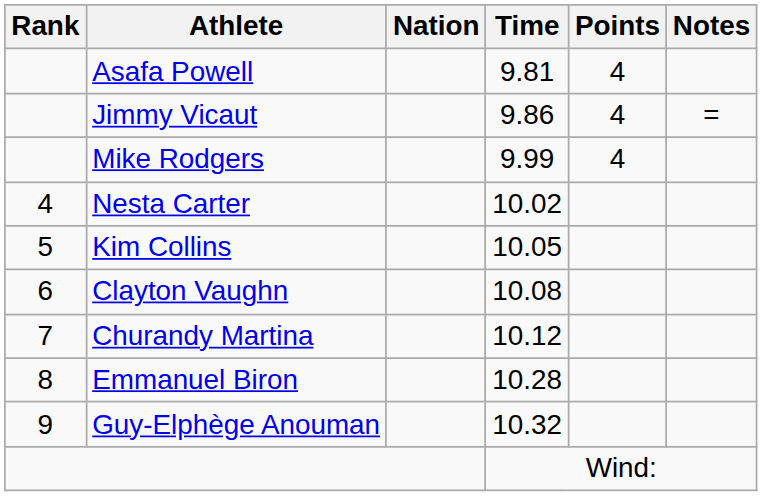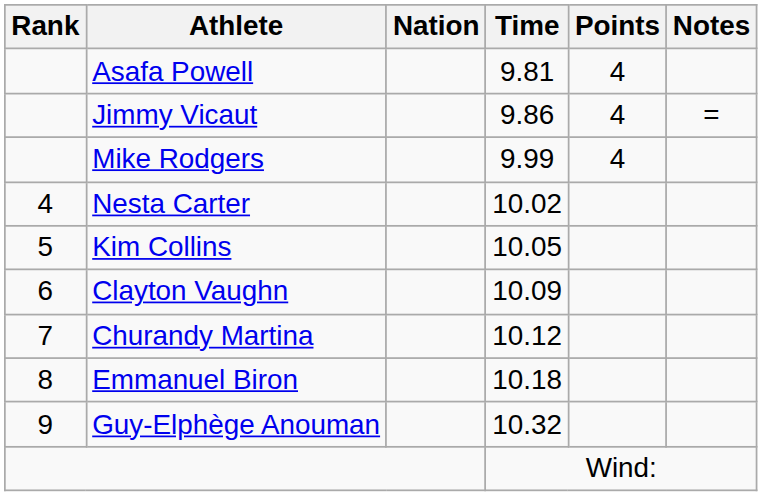(527, 291) 10.08 -> (527, 291) 10.09
(527, 379) 10.28 -> (527, 379) 10.18
